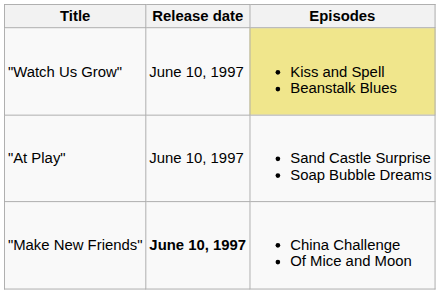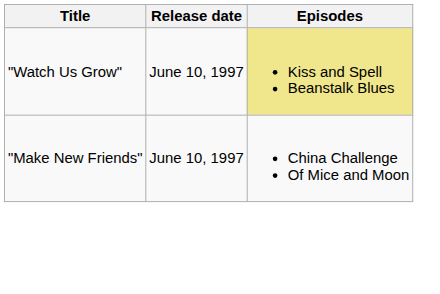- row: (37, 158)
(198, 245) bold -> (197, 158) normal
